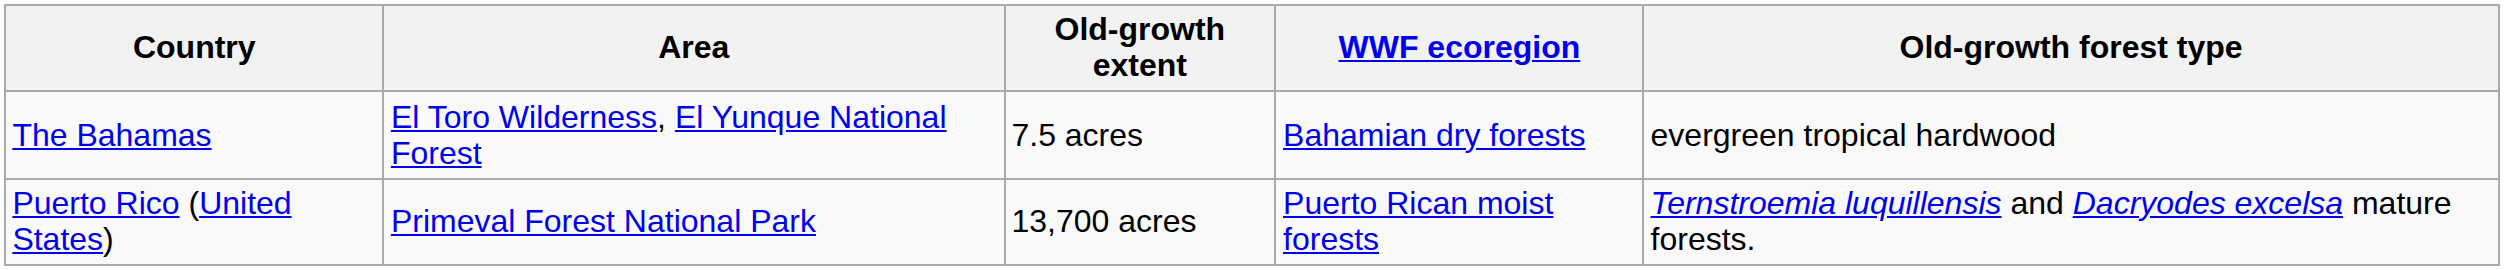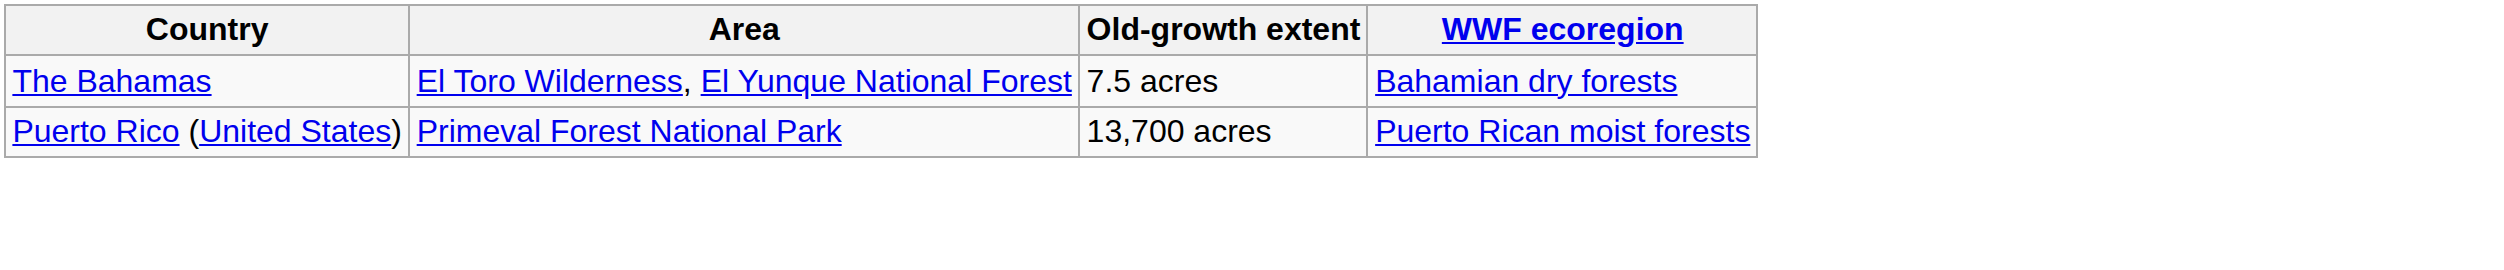- column: (2071, 47)
